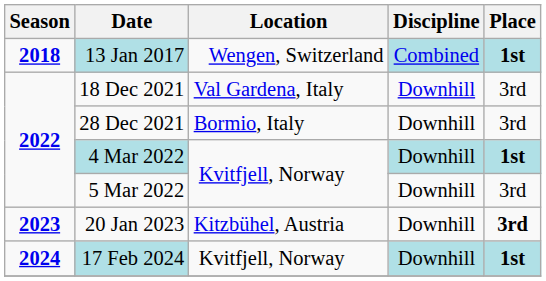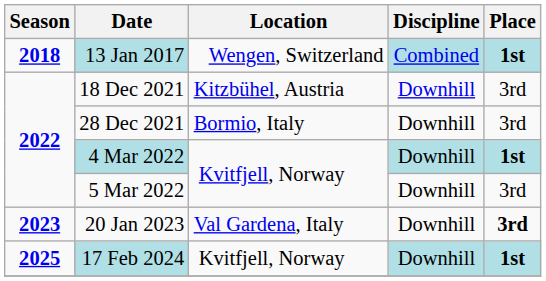(269, 89) Val Gardena, Italy -> (269, 89) Kitzbühel, Austria
(269, 224) Kitzbühel, Austria -> (269, 224) Val Gardena, Italy
(40, 258) 2024 -> (40, 258) 2025
